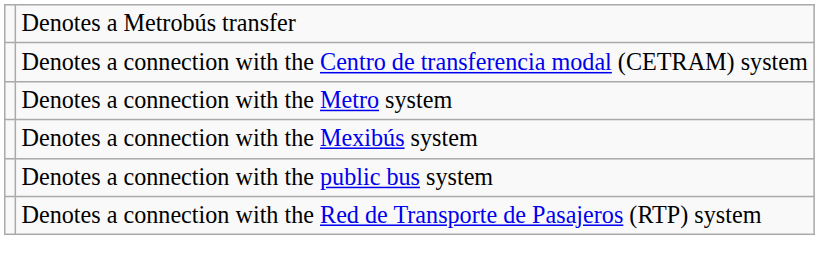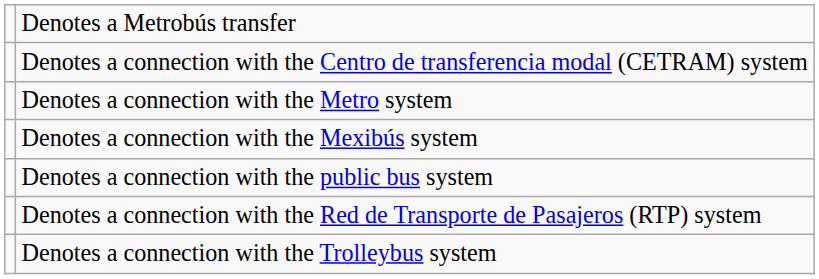+ row: (259, 253)
